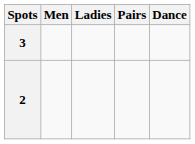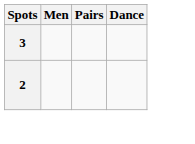- column: (93, 14)
